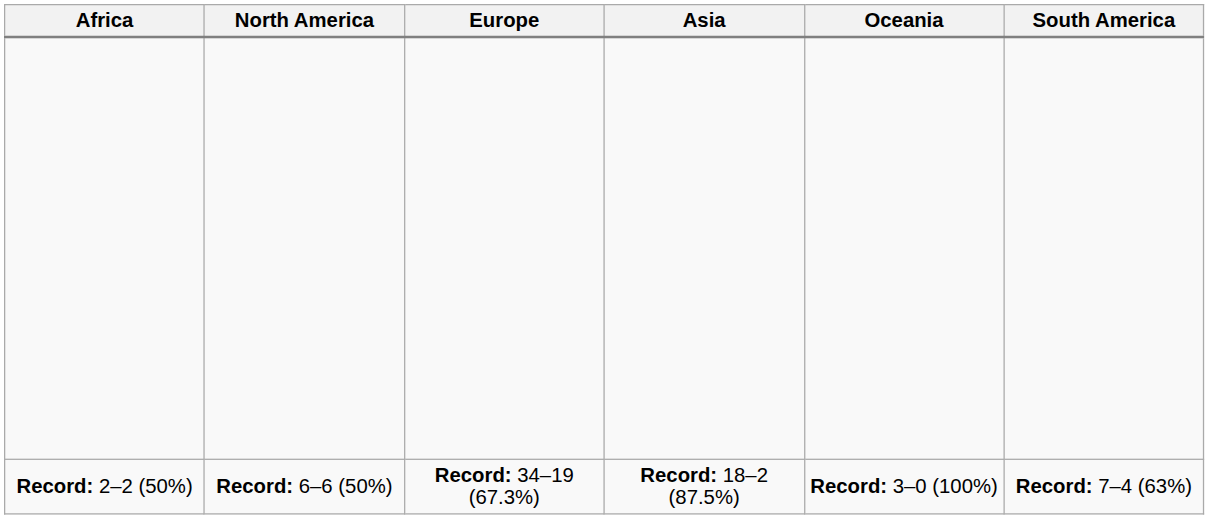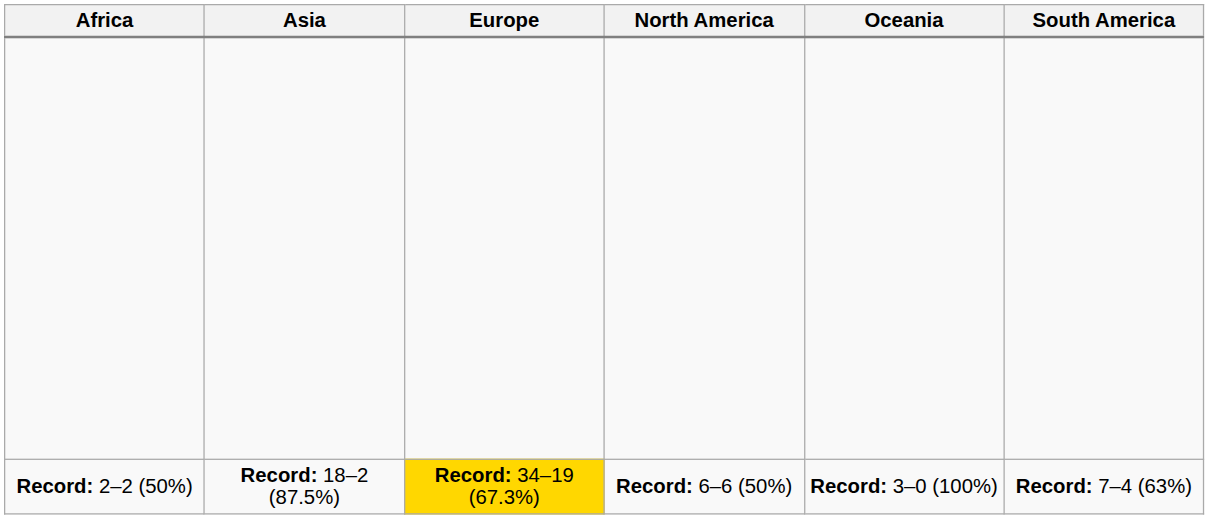columns swapped: (704, 20) <-> (304, 20)
(504, 486) no background -> (504, 486) gold background
